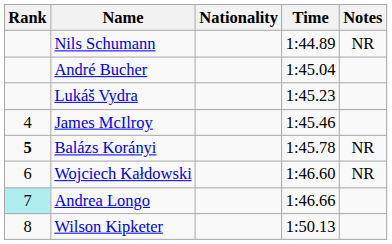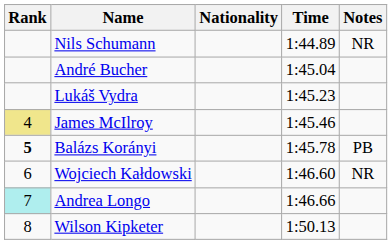(28, 122) no background -> (28, 122) khaki background
(363, 148) NR -> (363, 148) PB
